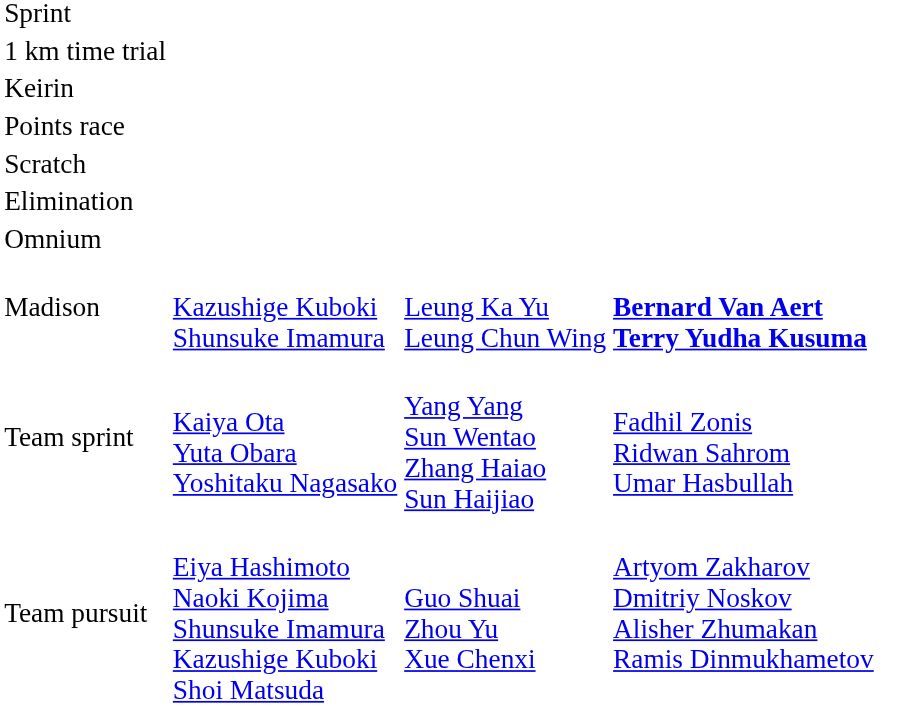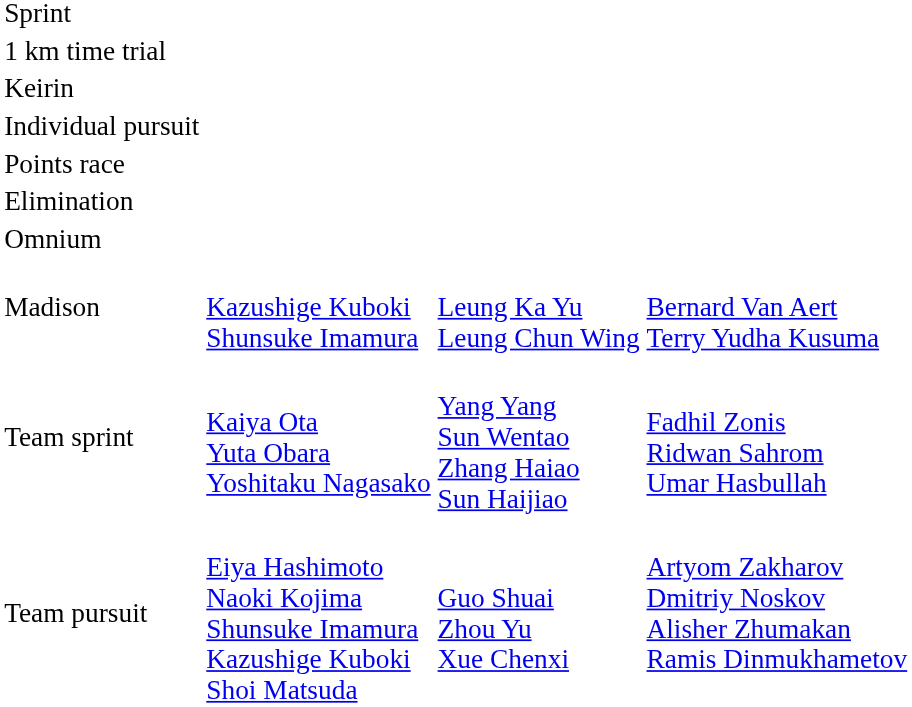+ row: (102, 126)
- row: (45, 163)
(740, 322) bold -> (763, 322) normal
